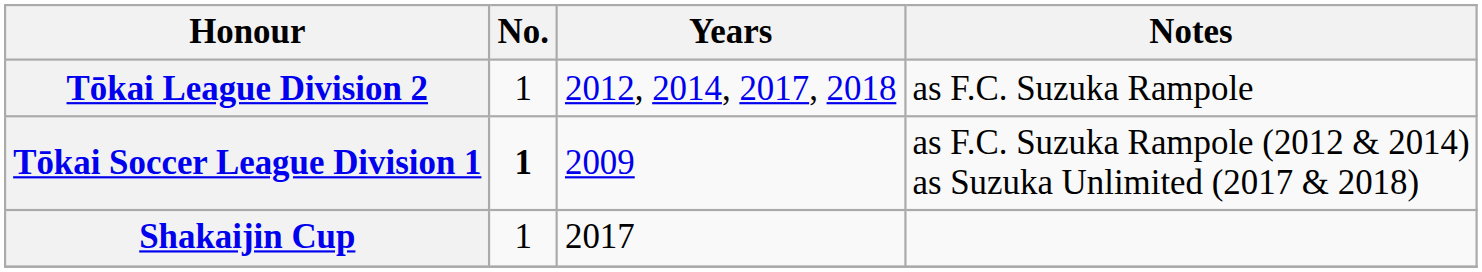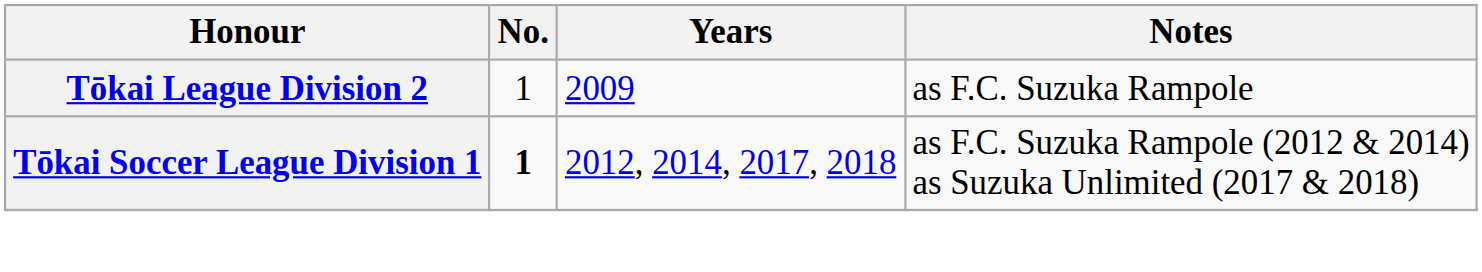(731, 87) 2012, 2014, 2017, 2018 -> (600, 87) 2009
(600, 162) 2009 -> (731, 162) 2012, 2014, 2017, 2018
- row: (247, 237)
